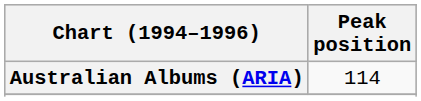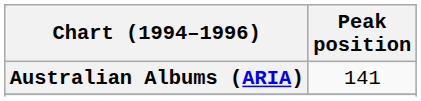(362, 78) 114 -> (362, 78) 141
